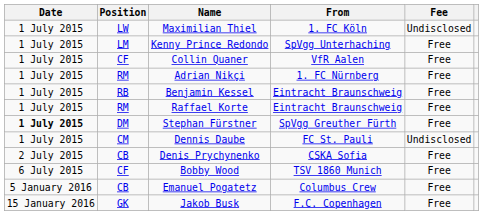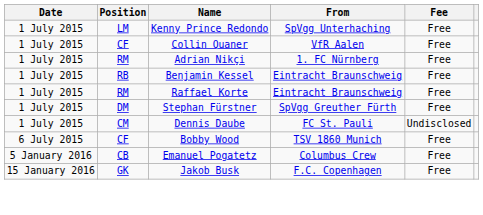- row: (210, 28)
(51, 124) bold -> (51, 108) normal
- row: (210, 155)
